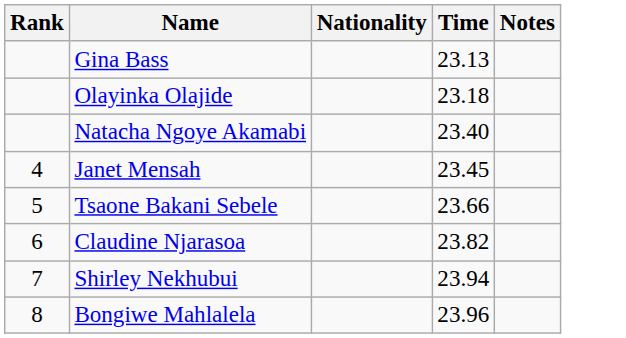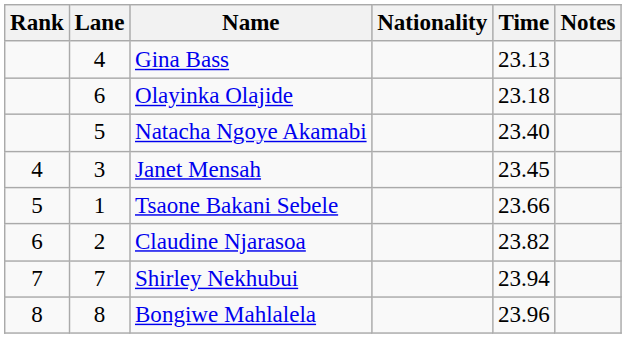+ column: (99, 22)
